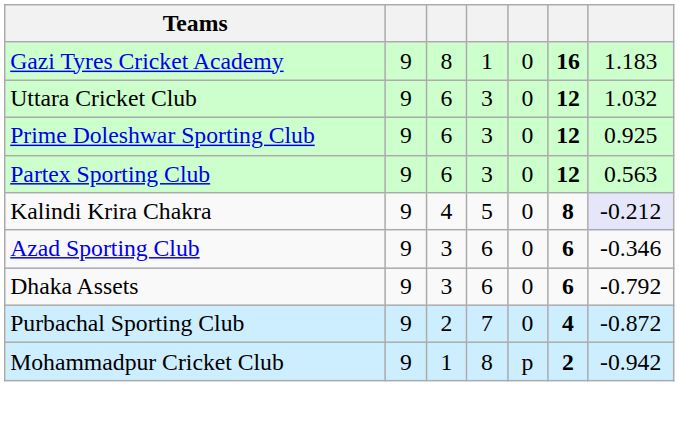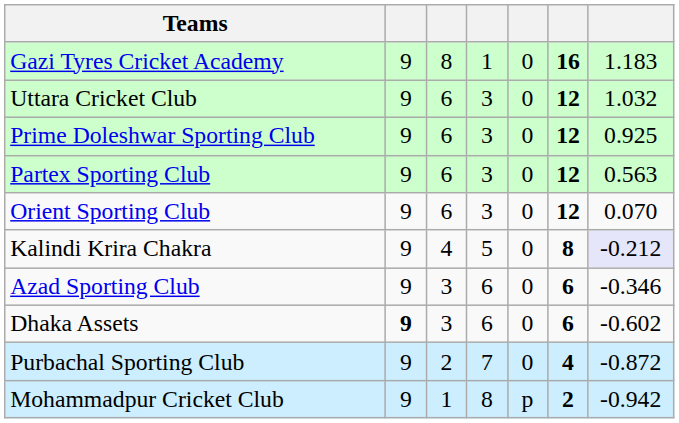+ row: (110, 211)
(406, 286) normal -> (406, 323) bold
(631, 286) -0.792 -> (631, 323) -0.602
